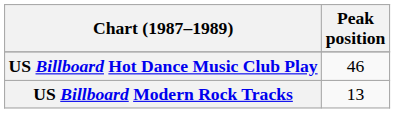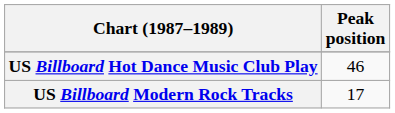(356, 94) 13 -> (356, 94) 17
